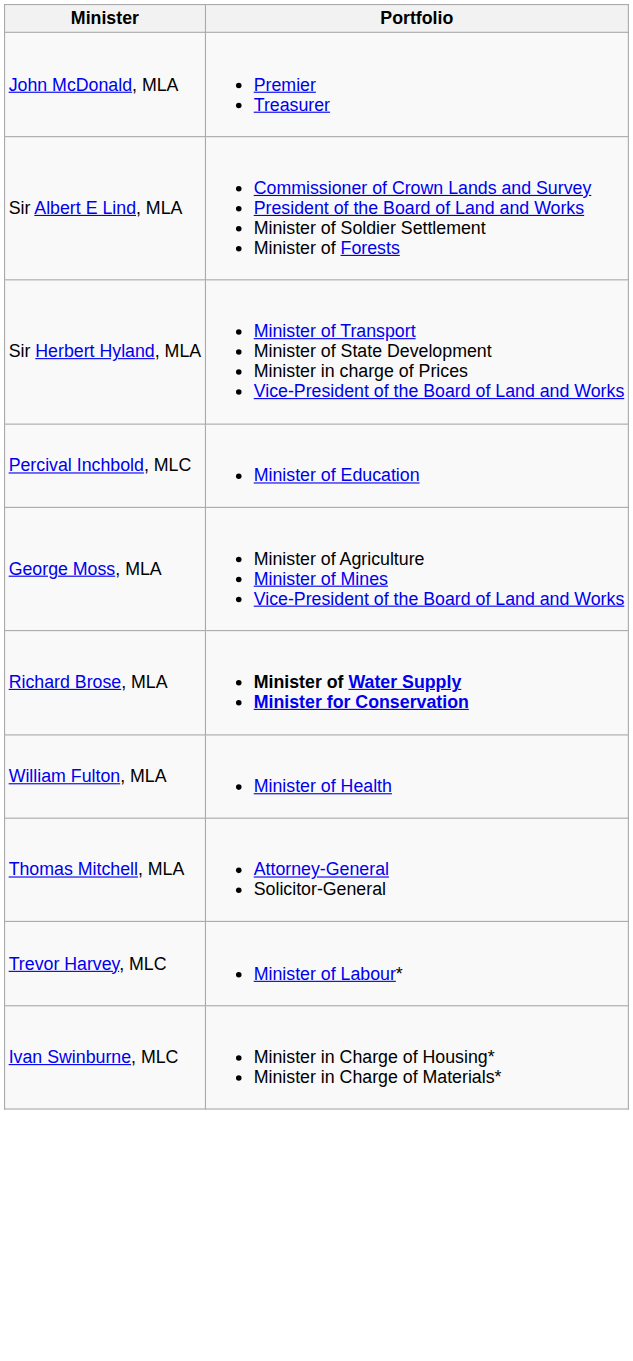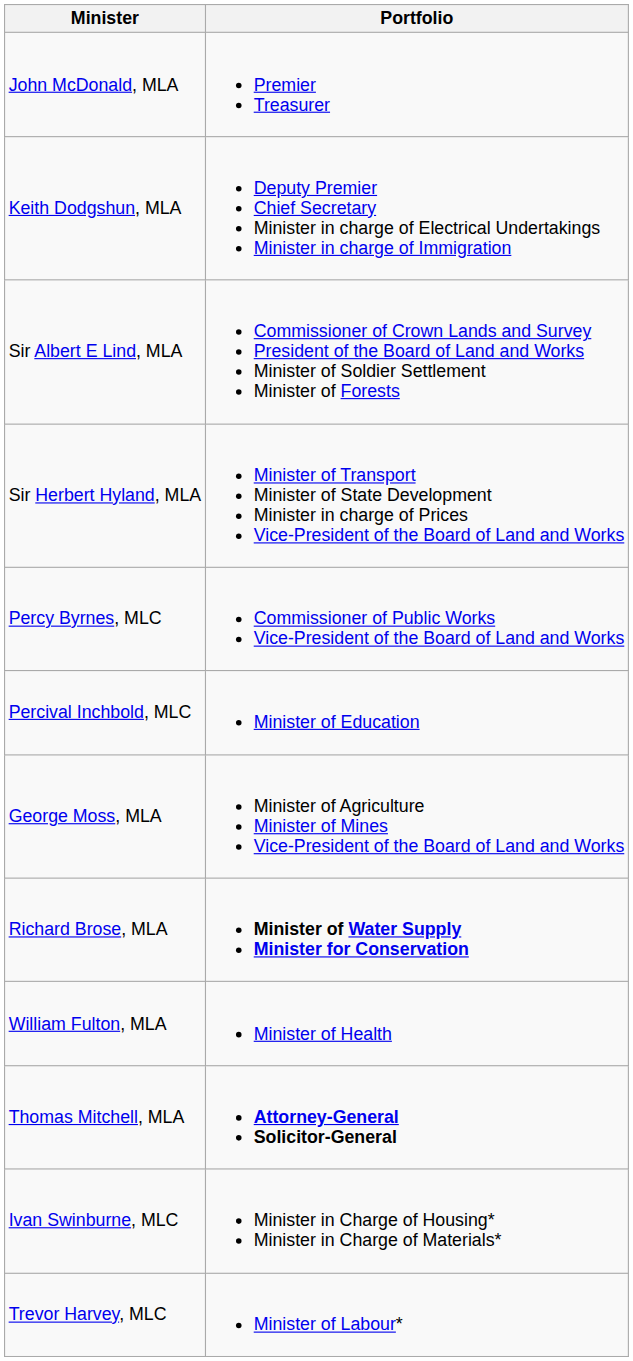+ row: (95, 208)
+ row: (85, 618)
(417, 880) normal -> (417, 1127) bold
rows swapped: (94, 1057) <-> (88, 963)
